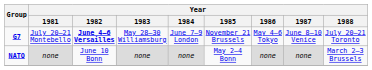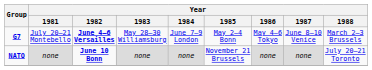(228, 36) November 21 Brussels -> (228, 36) May 2–4 Bonn
(345, 36) July 20–21 Toronto -> (345, 36) March 2–3 Brussels
(94, 56) normal -> (94, 56) bold
(228, 56) May 2–4 Bonn -> (228, 56) November 21 Brussels
(345, 56) March 2–3 Brussels -> (345, 56) July 20–21 Toronto
